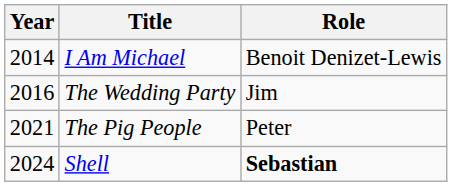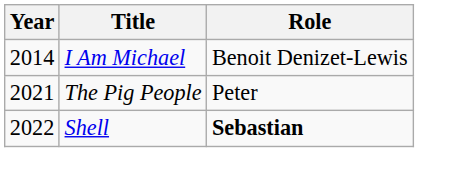- row: (150, 92)
(32, 163) 2024 -> (32, 127) 2022
